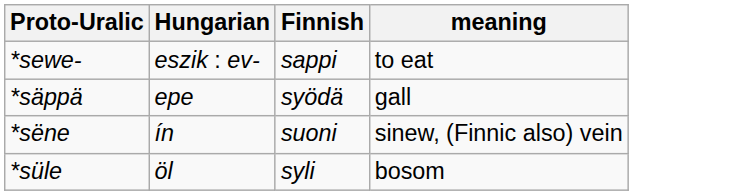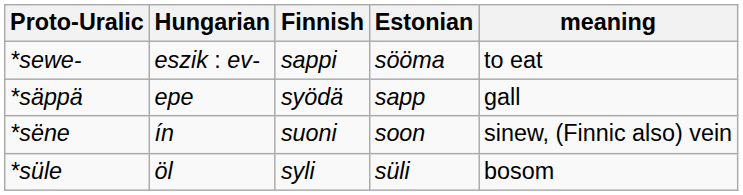+ column: (424, 23)
